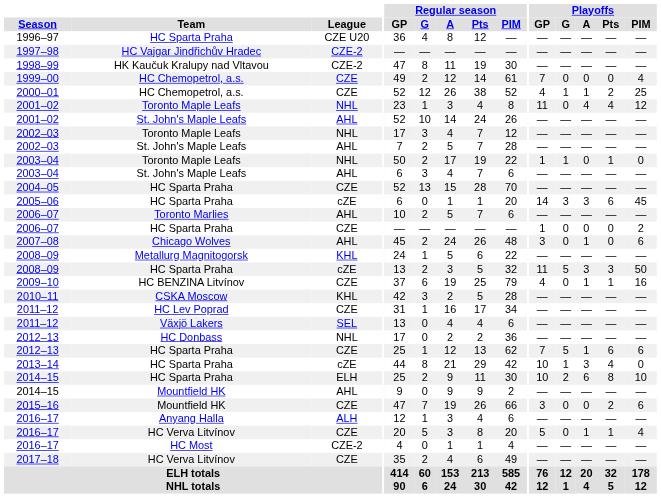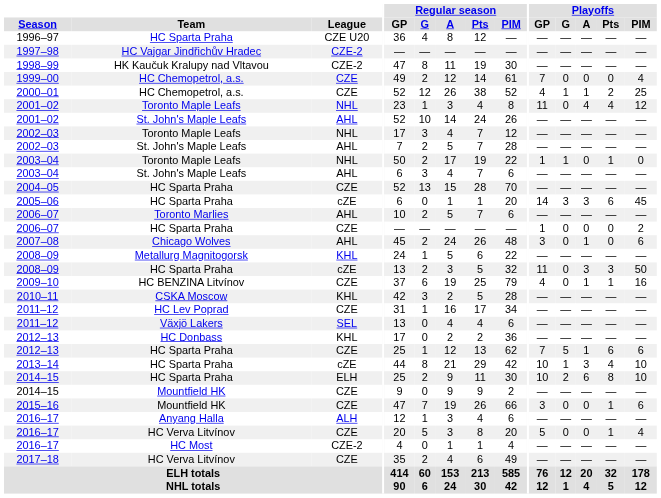(566, 269) 5 -> (566, 269) 0
(347, 337) NHL -> (347, 337) KHL
(641, 364) 0 -> (641, 364) 10
(347, 391) AHL -> (347, 391) CZE
(611, 405) 2 -> (611, 405) 1
(586, 432) 1 -> (586, 432) 0
